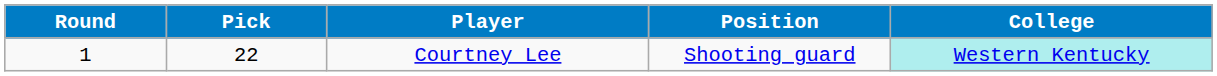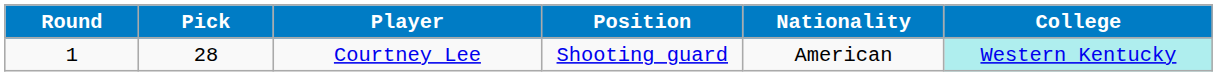+ column: (844, 21)
(246, 55) 22 -> (206, 55) 28
